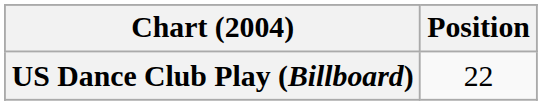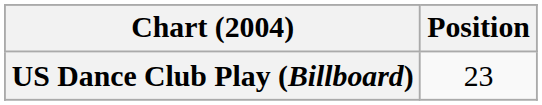(479, 75) 22 -> (479, 75) 23
